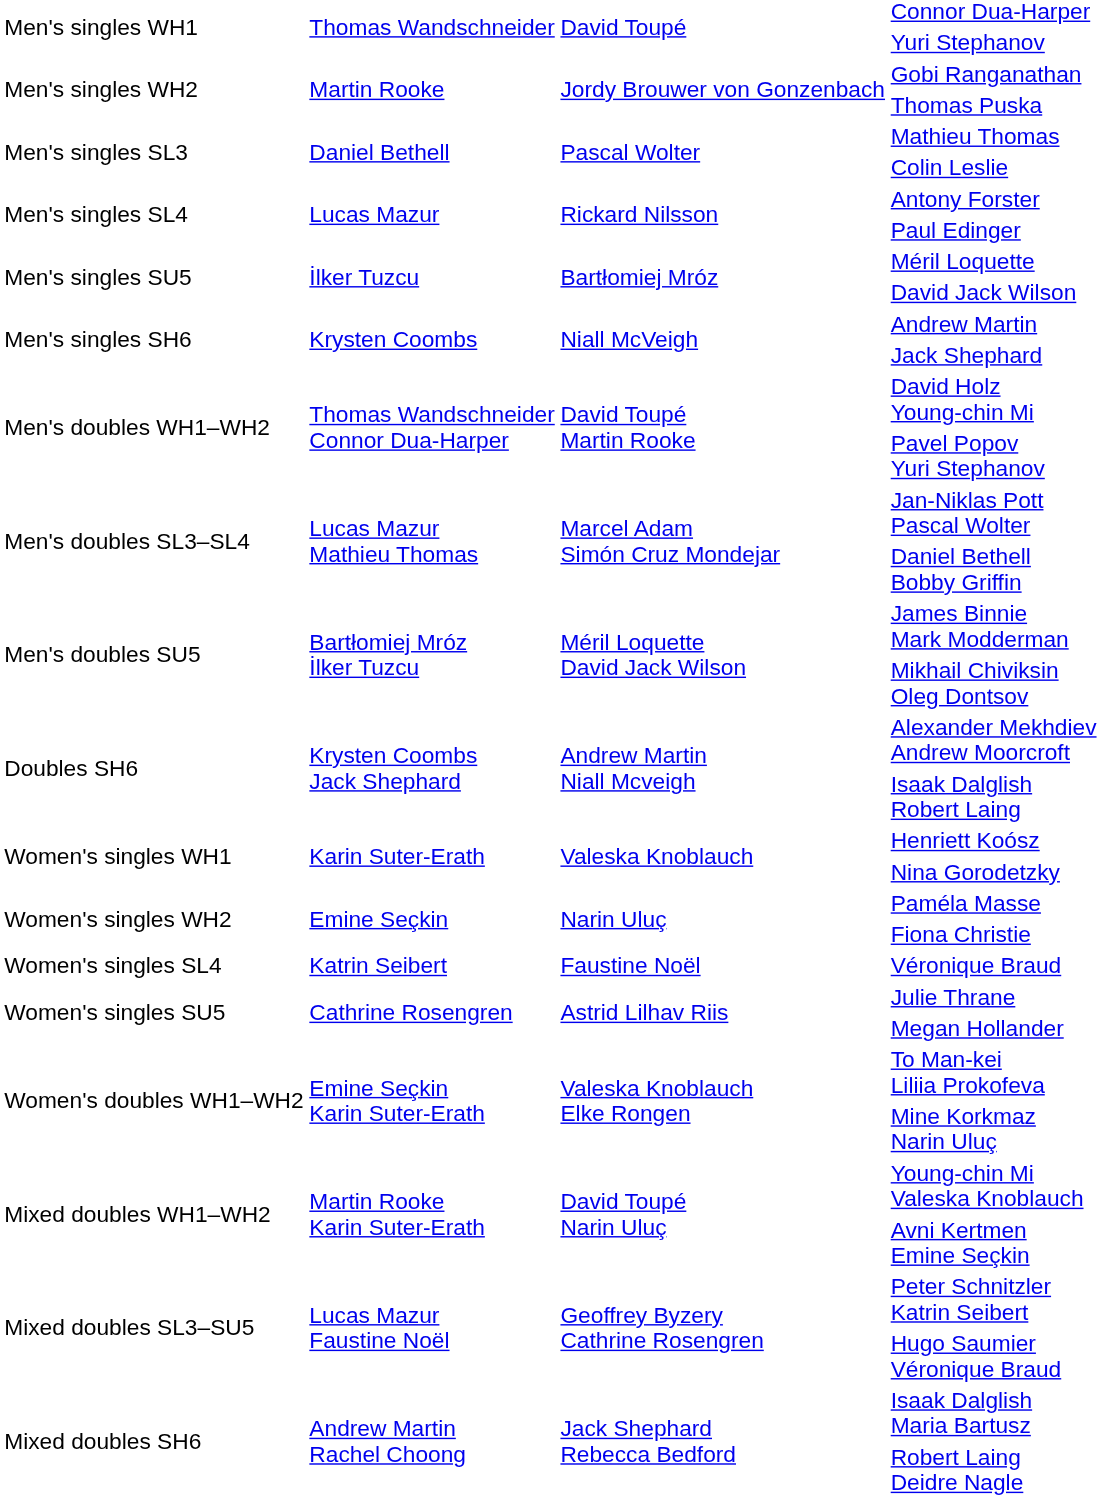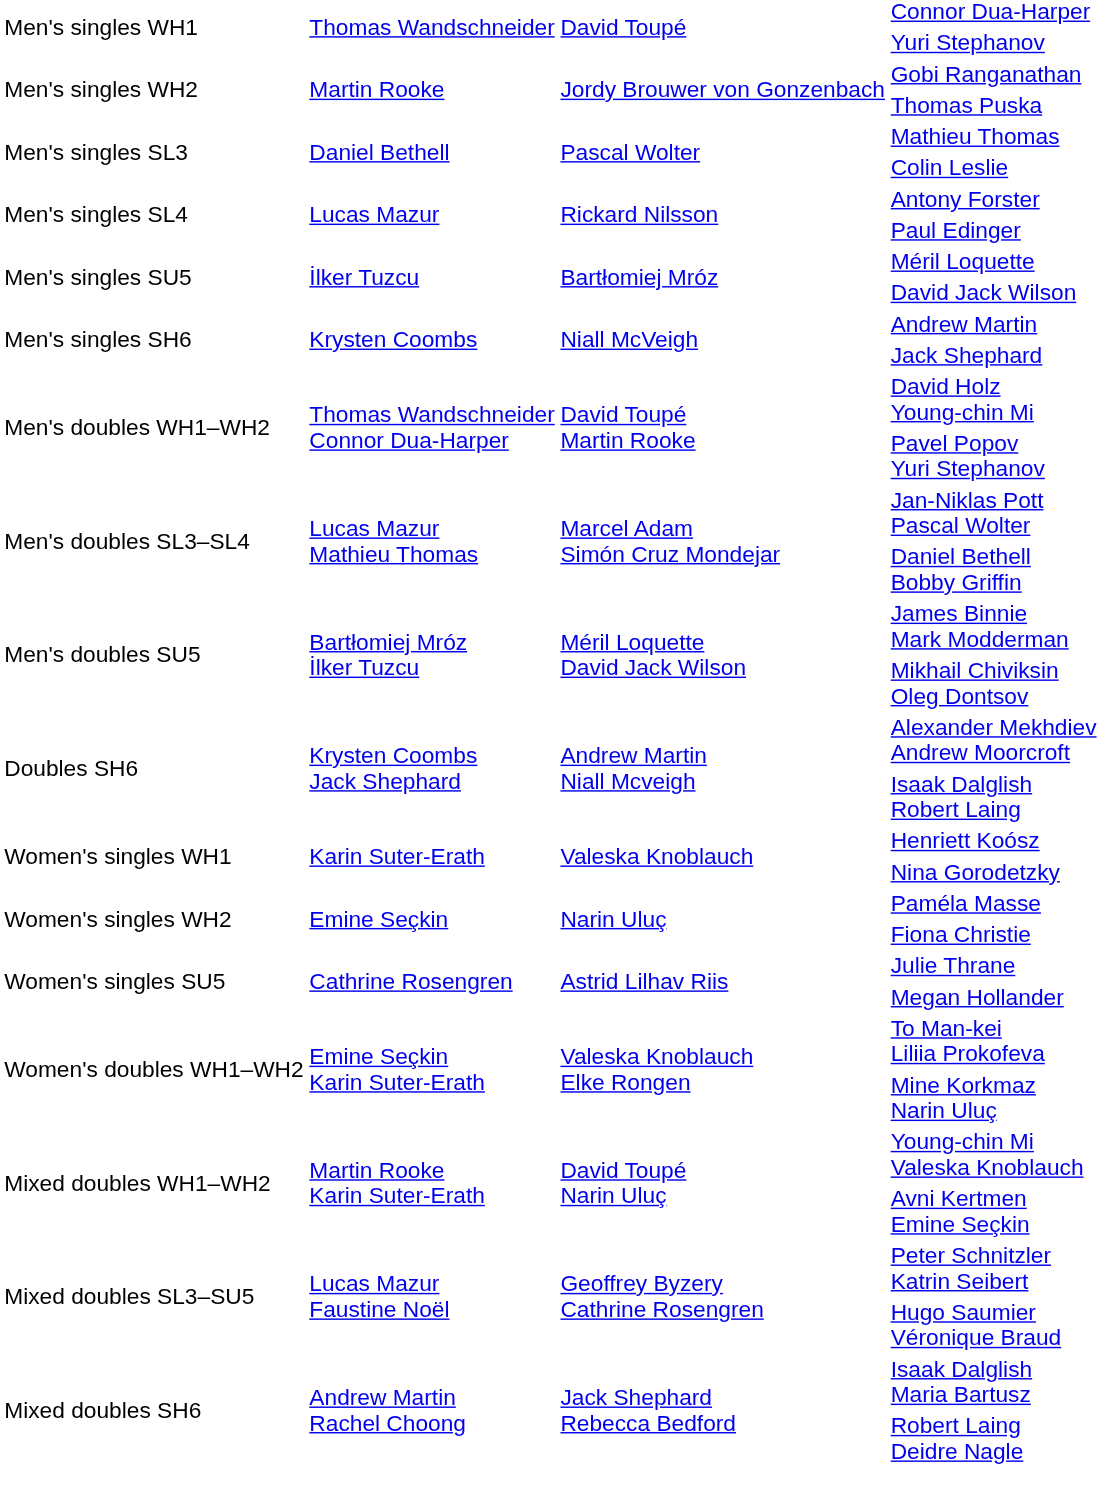- row: (976, 966)
